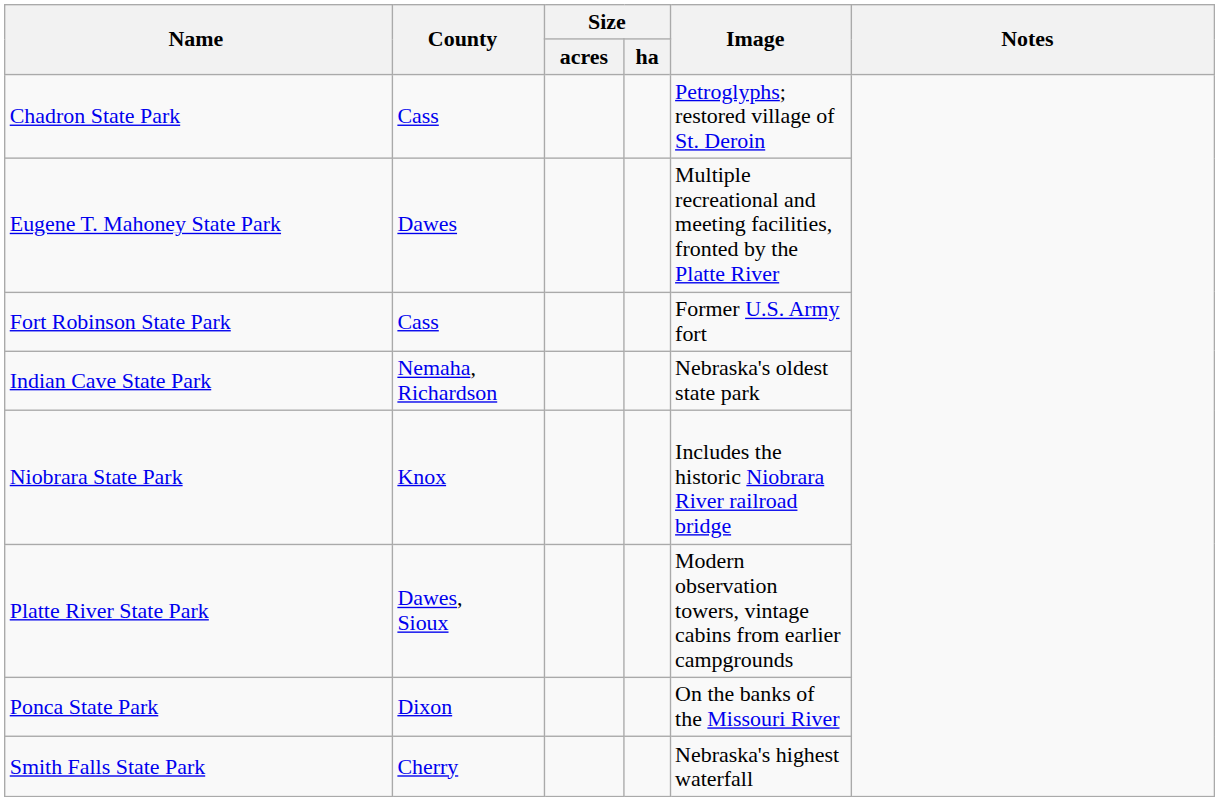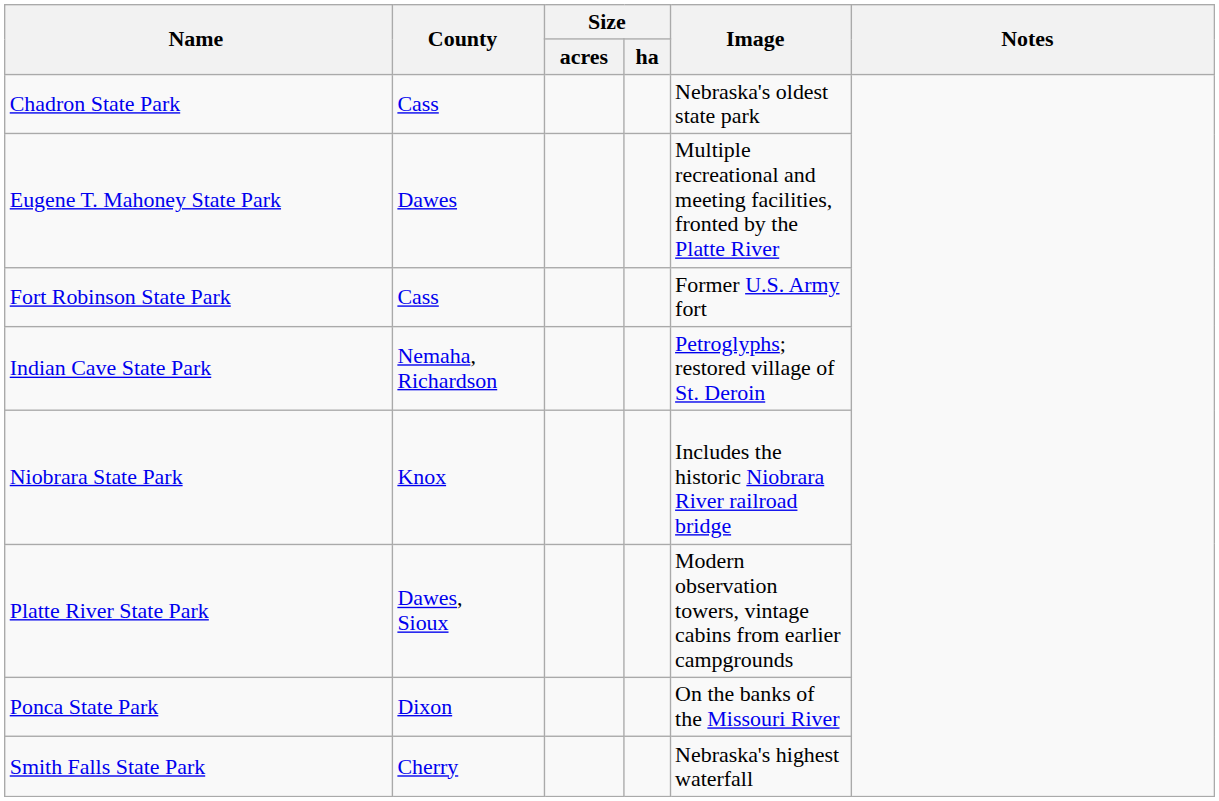(755, 116) Petroglyphs; restored village of St. Deroin -> (752, 103) Nebraska's oldest state park
(752, 380) Nebraska's oldest state park -> (755, 368) Petroglyphs; restored village of St. Deroin
